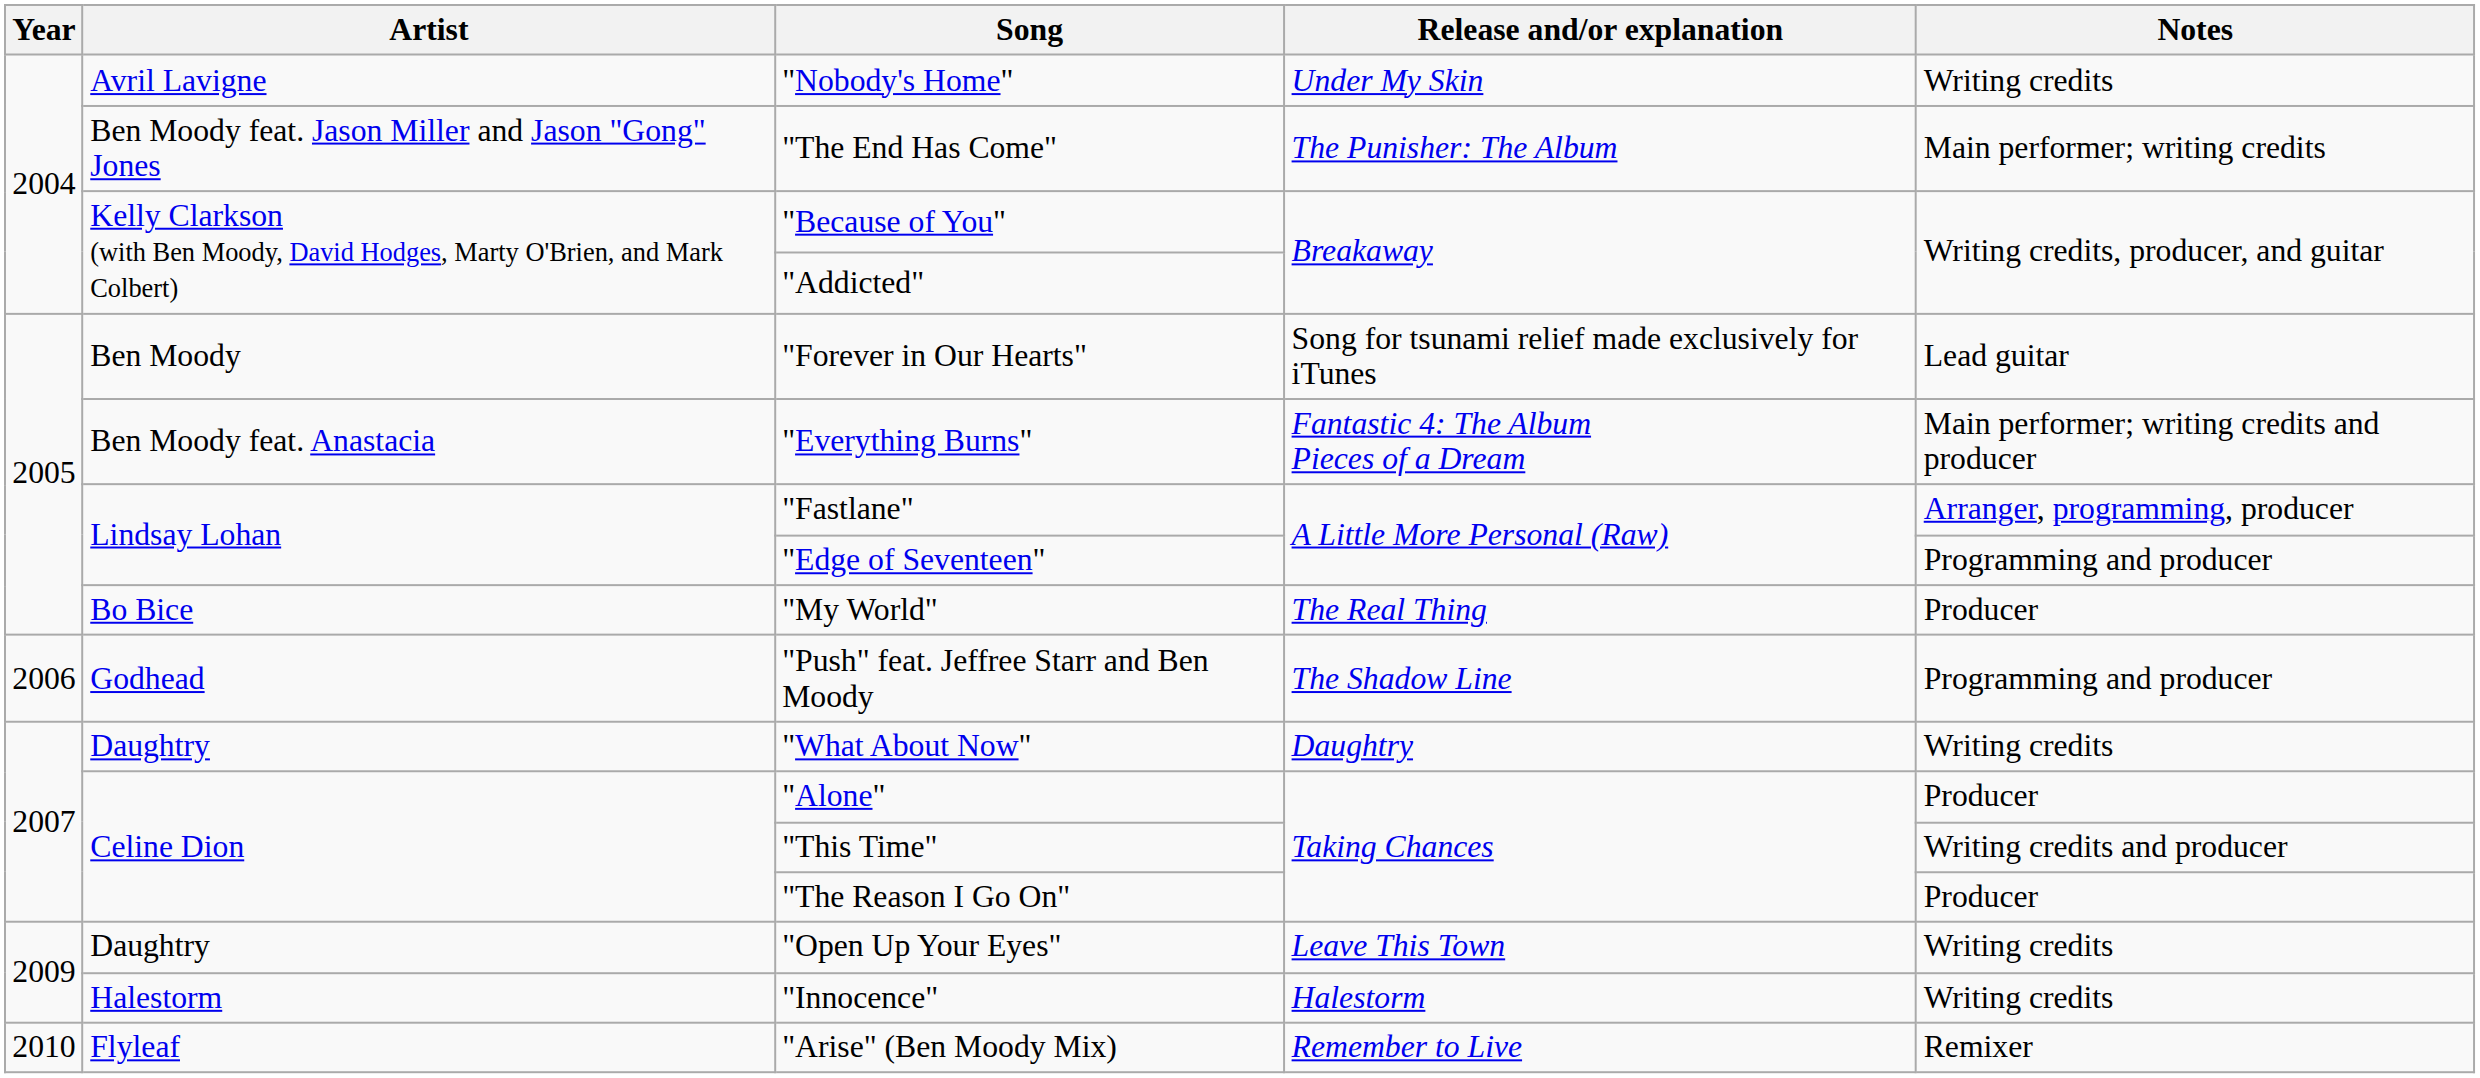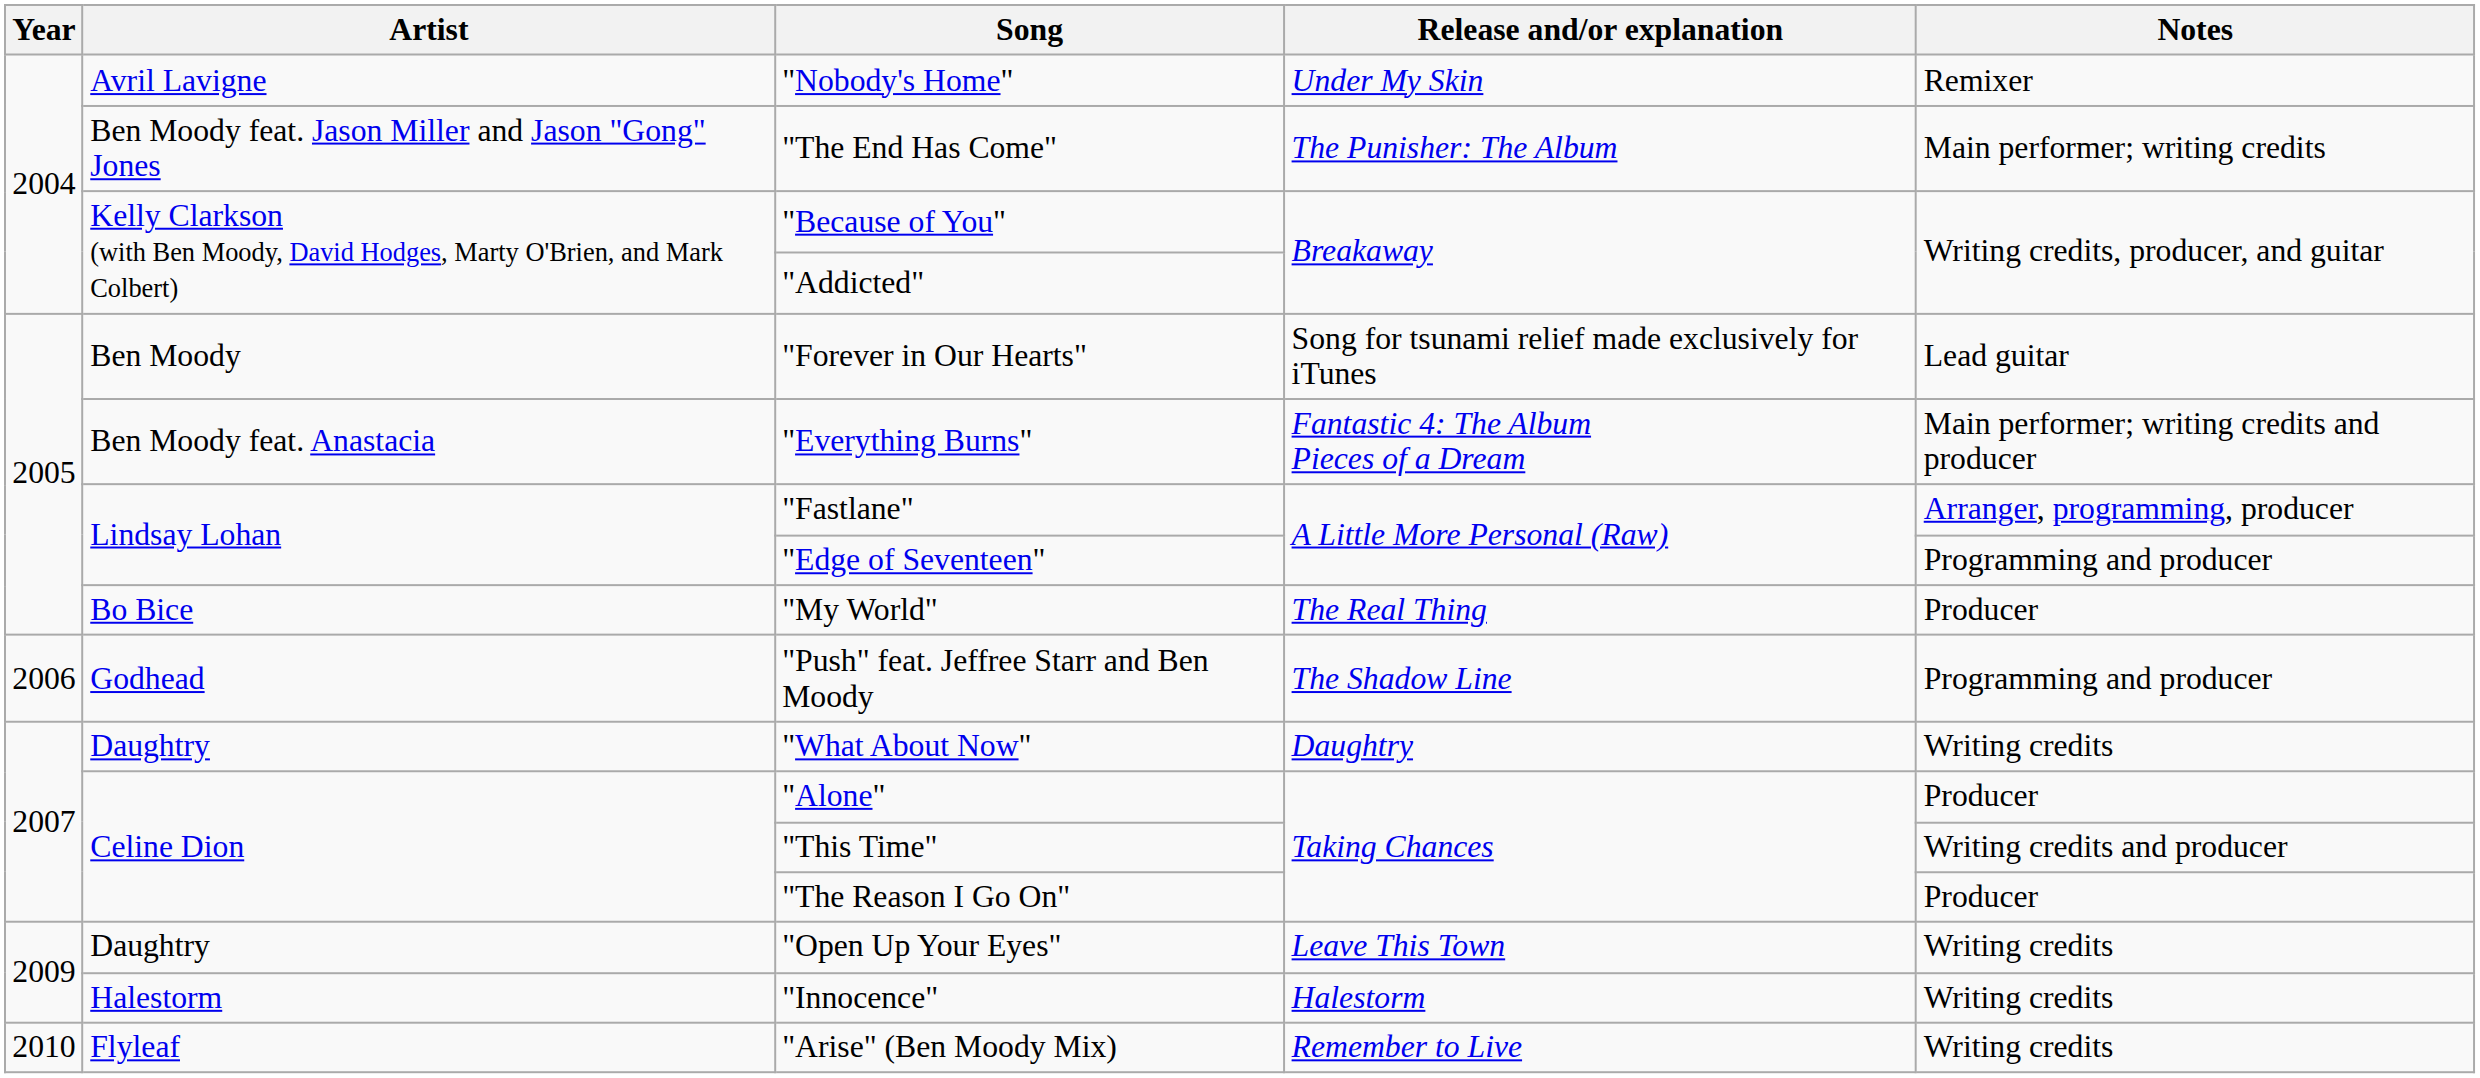(2019, 79) Writing credits -> (1978, 79) Remixer
(1978, 1047) Remixer -> (2019, 1047) Writing credits
